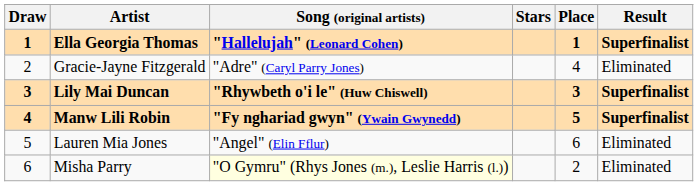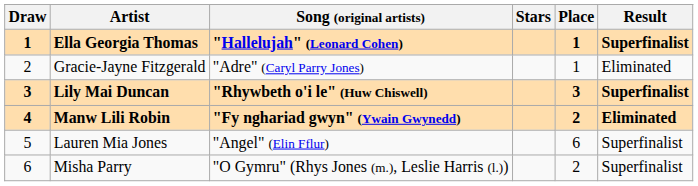(576, 67) 4 -> (576, 67) 1
(576, 117) 5 -> (576, 117) 2
(645, 117) Superfinalist -> (639, 117) Eliminated
(636, 142) Eliminated -> (642, 142) Superfinalist
(361, 167) lightyellow background -> (361, 167) no background
(636, 167) Eliminated -> (642, 167) Superfinalist
